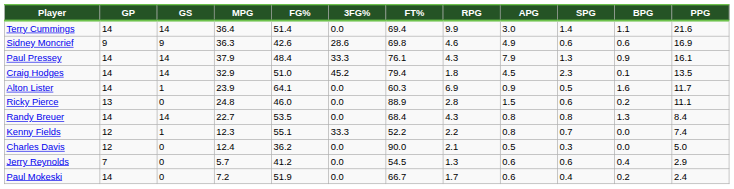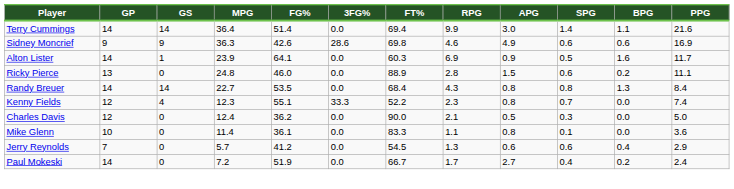- row: (34, 58)
- row: (35, 73)
(162, 132) 1 -> (162, 103) 4
(452, 132) 2.2 -> (452, 103) 2.3
+ row: (30, 132)
(509, 177) 0.6 -> (509, 162) 2.7
